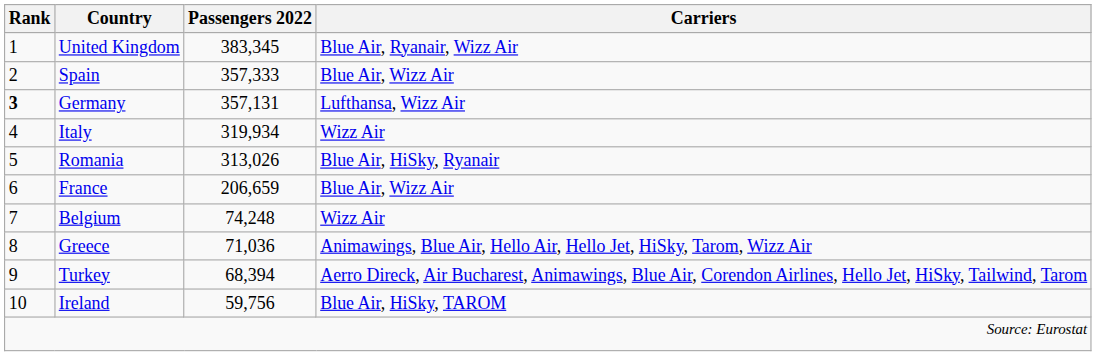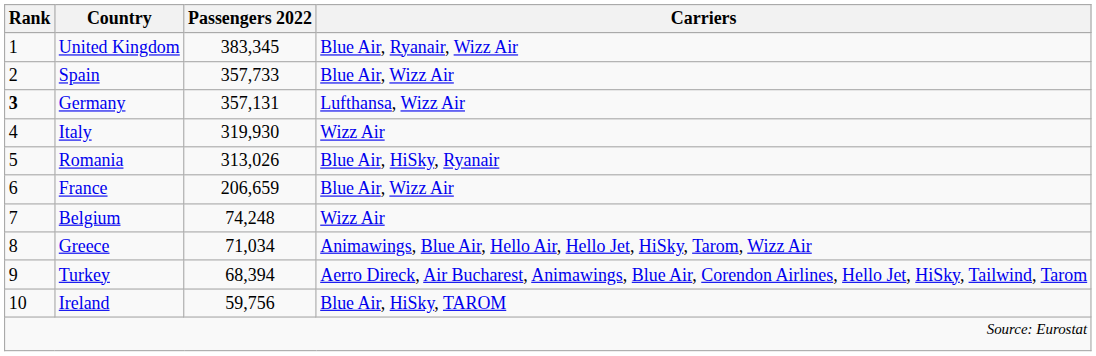(250, 75) 357,333 -> (250, 75) 357,733
(250, 132) 319,934 -> (250, 132) 319,930
(250, 246) 71,036 -> (250, 246) 71,034
